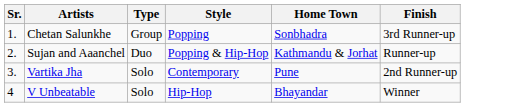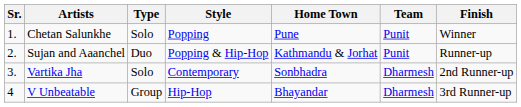+ column: (409, 14)
(146, 33) Group -> (142, 33) Solo
(301, 33) Sonbhadra -> (286, 33) Pune
(419, 33) 3rd Runner-up -> (458, 33) Winner
(286, 72) Pune -> (301, 72) Sonbhadra
(142, 92) Solo -> (146, 92) Group
(401, 92) Winner -> (475, 92) 3rd Runner-up
